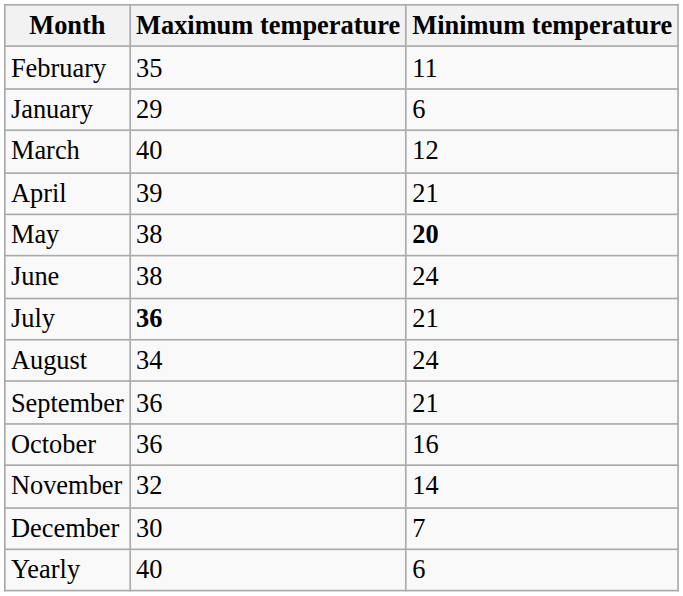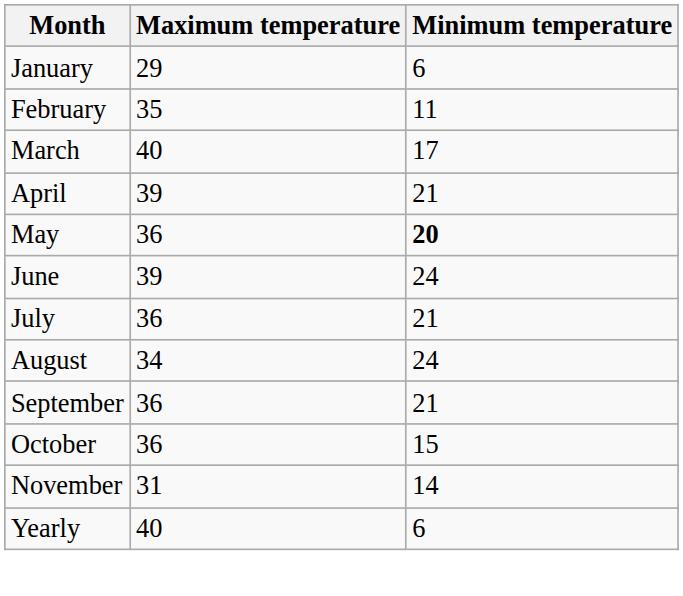rows swapped: (52, 109) <-> (59, 67)
(426, 151) 12 -> (426, 151) 17
(149, 234) 38 -> (149, 234) 36
(149, 276) 38 -> (149, 276) 39
(149, 318) bold -> (149, 318) normal
(426, 444) 16 -> (426, 444) 15
(149, 485) 32 -> (149, 485) 31
- row: (65, 527)
